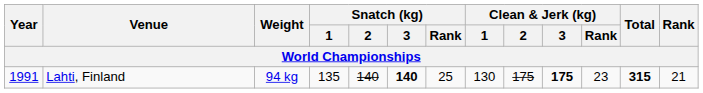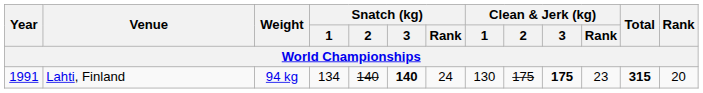(329, 77) 135 -> (329, 77) 134
(446, 77) 25 -> (446, 77) 24
(679, 77) 21 -> (679, 77) 20
